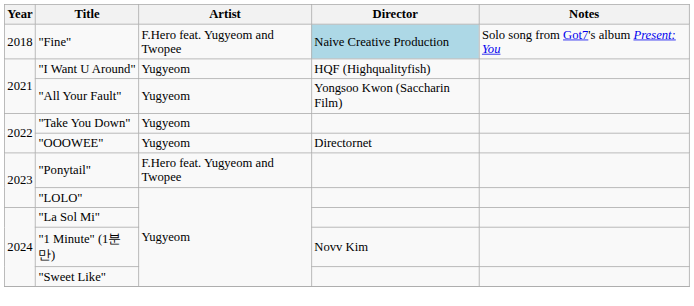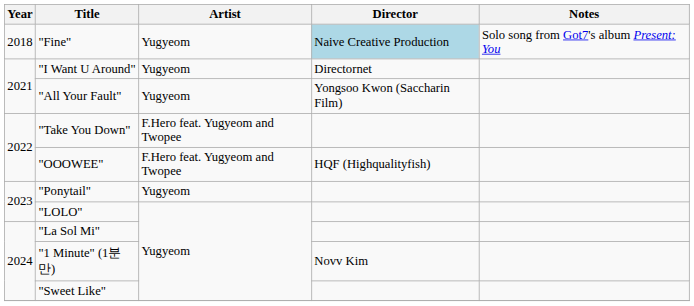(208, 41) F.Hero feat. Yugyeom and Twopee -> (166, 41) Yugyeom
(372, 68) HQF (Highqualityfish) -> (343, 68) Directornet
(166, 123) Yugyeom -> (208, 130) F.Hero feat. Yugyeom and Twopee
(166, 143) Yugyeom -> (208, 164) F.Hero feat. Yugyeom and Twopee
(343, 143) Directornet -> (372, 164) HQF (Highqualityfish)
(208, 170) F.Hero feat. Yugyeom and Twopee -> (166, 191) Yugyeom
